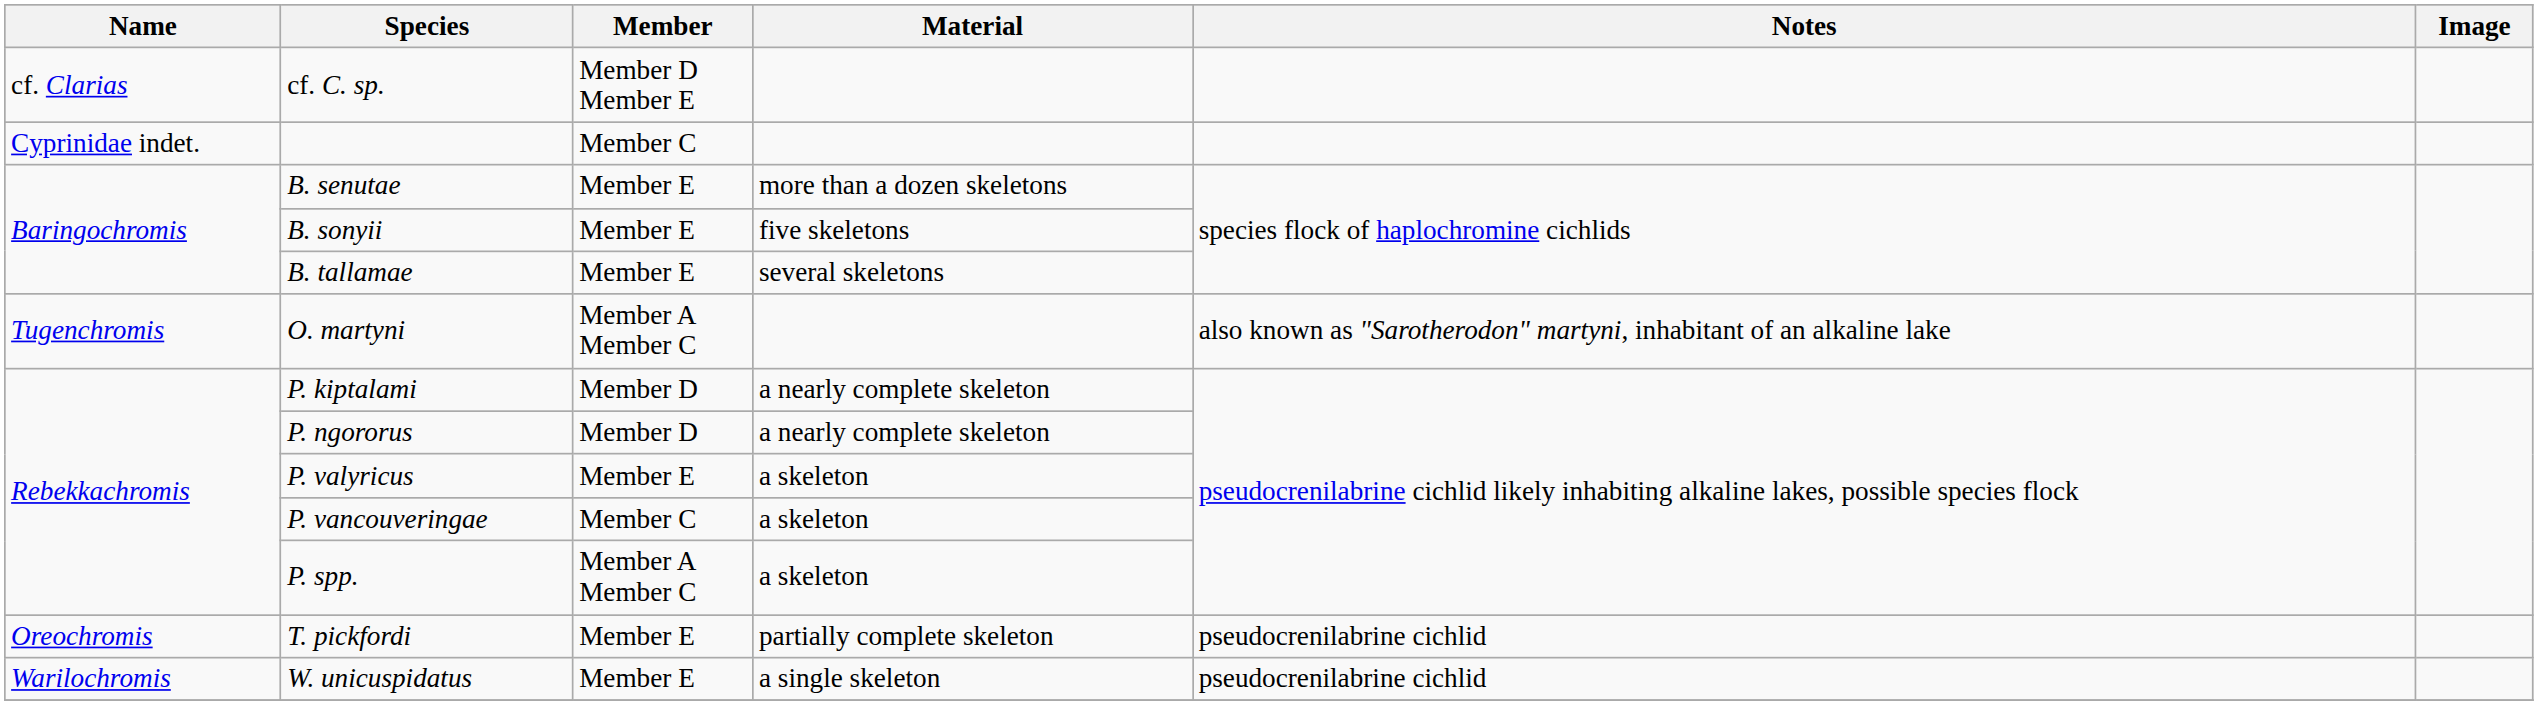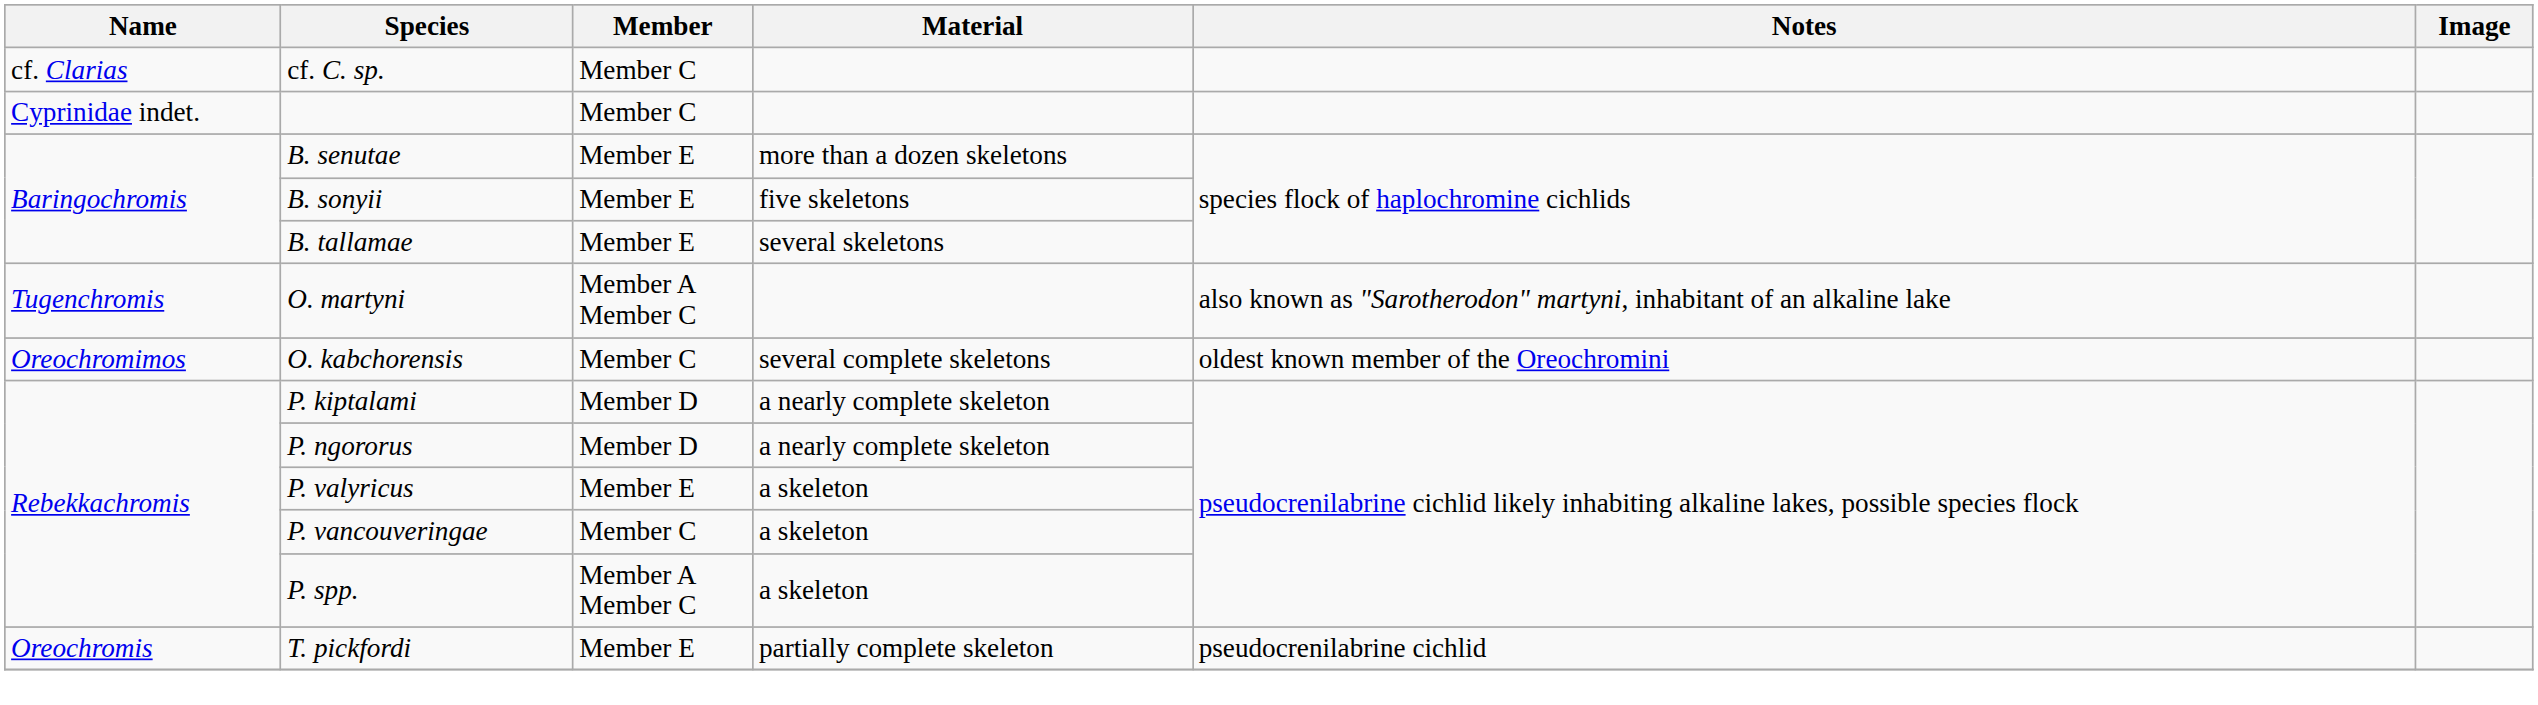(638, 84) Member D Member E -> (638, 69) Member C
+ row: (375, 358)
- row: (380, 678)
